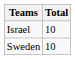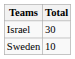(50, 29) 10 -> (50, 29) 30
